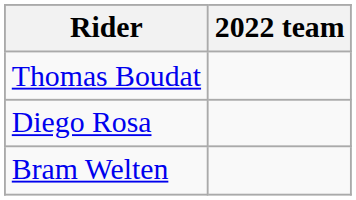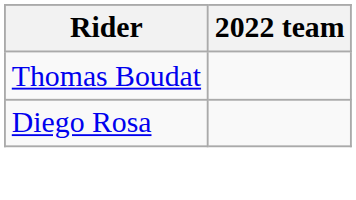- row: (90, 169)
